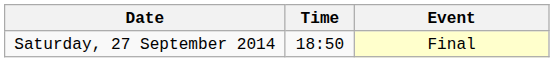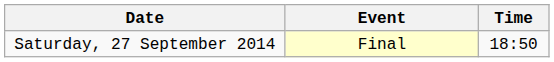columns swapped: (320, 18) <-> (452, 18)
